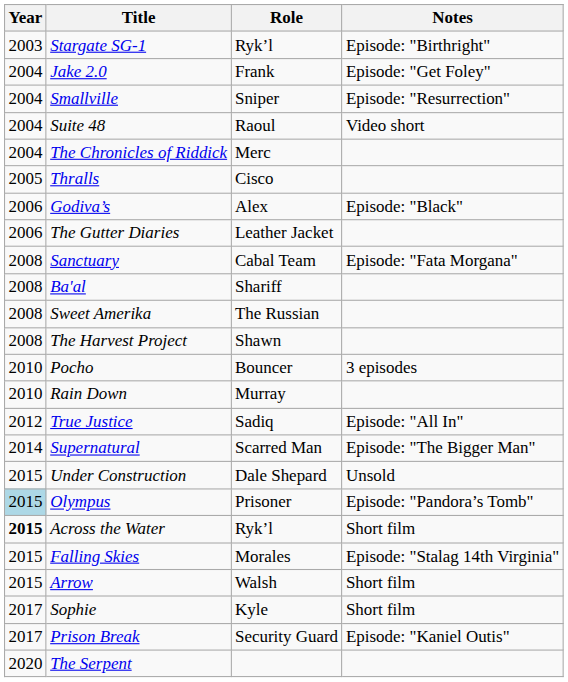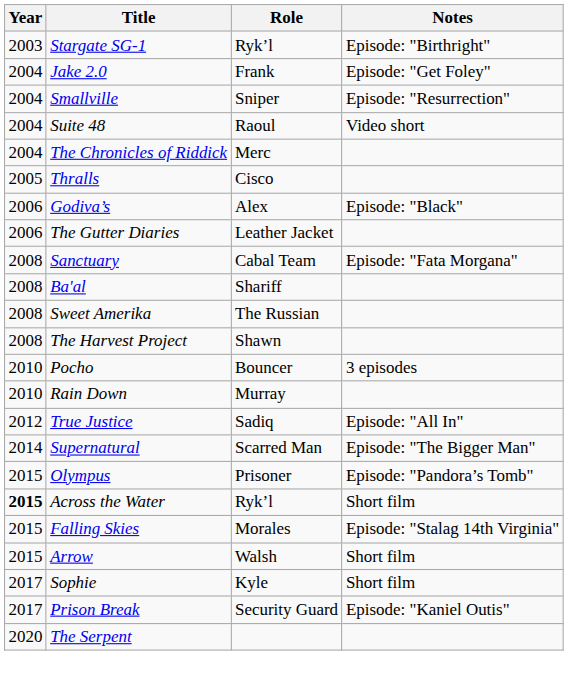- row: (118, 475)
(25, 502) lightblue background -> (25, 475) no background
